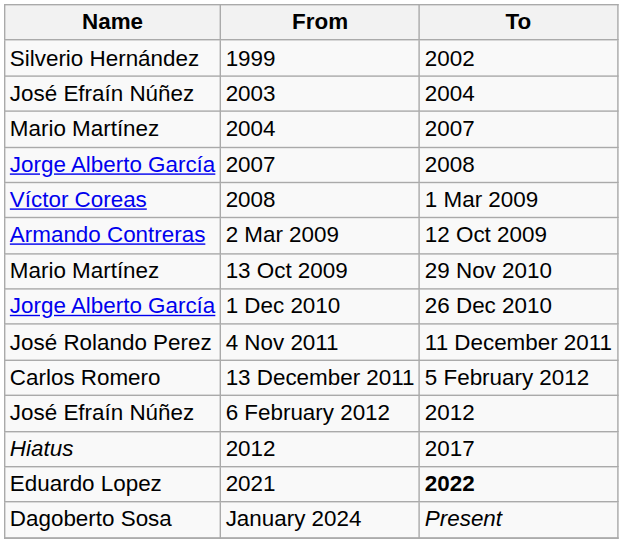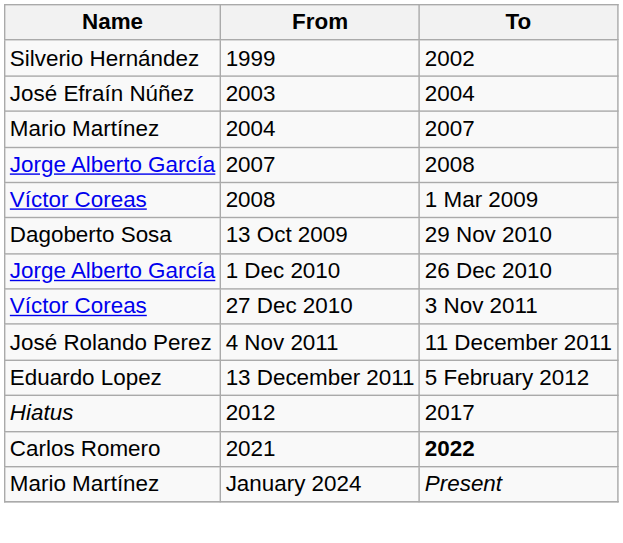- row: (282, 235)
(85, 270) Mario Martínez -> (91, 235) Dagoberto Sosa
+ row: (289, 306)
(85, 377) Carlos Romero -> (86, 377) Eduardo Lopez
- row: (308, 413)
(86, 484) Eduardo Lopez -> (85, 448) Carlos Romero
(91, 519) Dagoberto Sosa -> (85, 484) Mario Martínez
